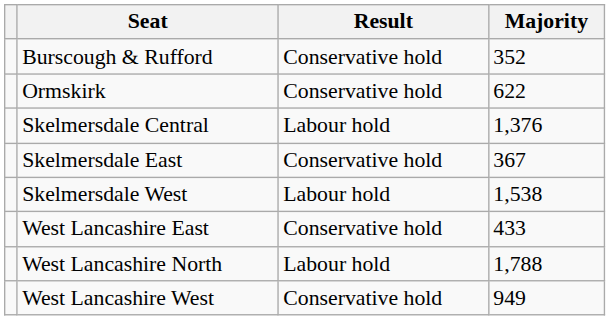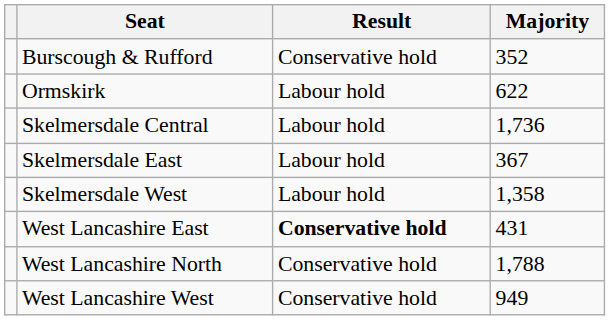(363, 90) Conservative hold -> (331, 90) Labour hold
(518, 125) 1,376 -> (520, 125) 1,736
(363, 159) Conservative hold -> (331, 159) Labour hold
(518, 194) 1,538 -> (520, 194) 1,358
(363, 228) normal -> (362, 228) bold
(510, 228) 433 -> (512, 228) 431
(337, 263) Labour hold -> (357, 263) Conservative hold
